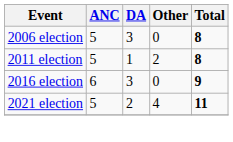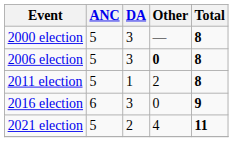+ row: (45, 37)
(156, 37) normal -> (156, 59) bold
